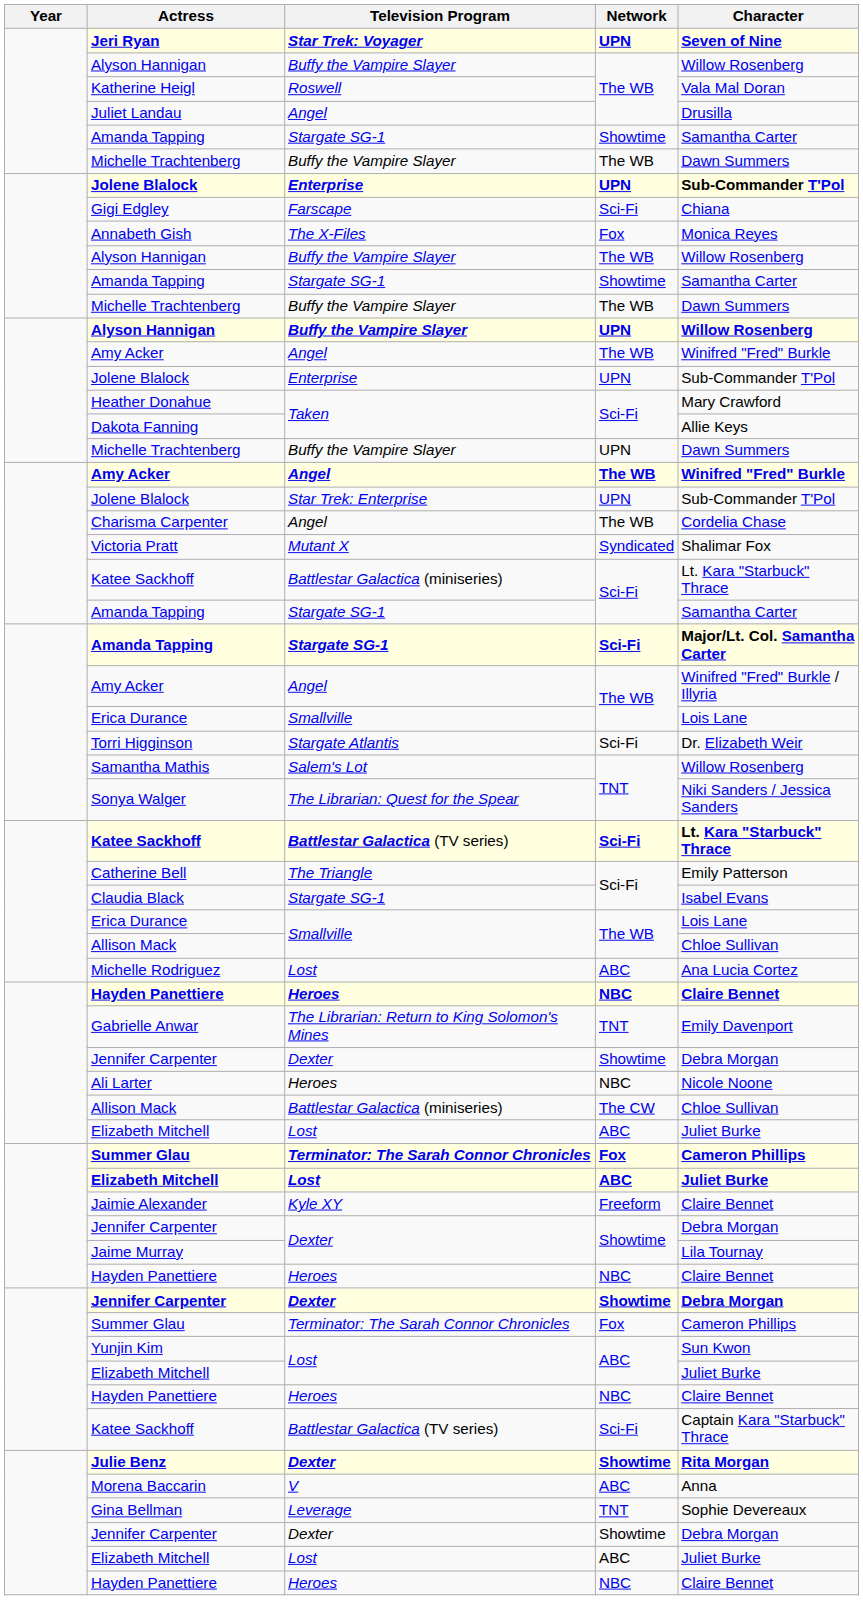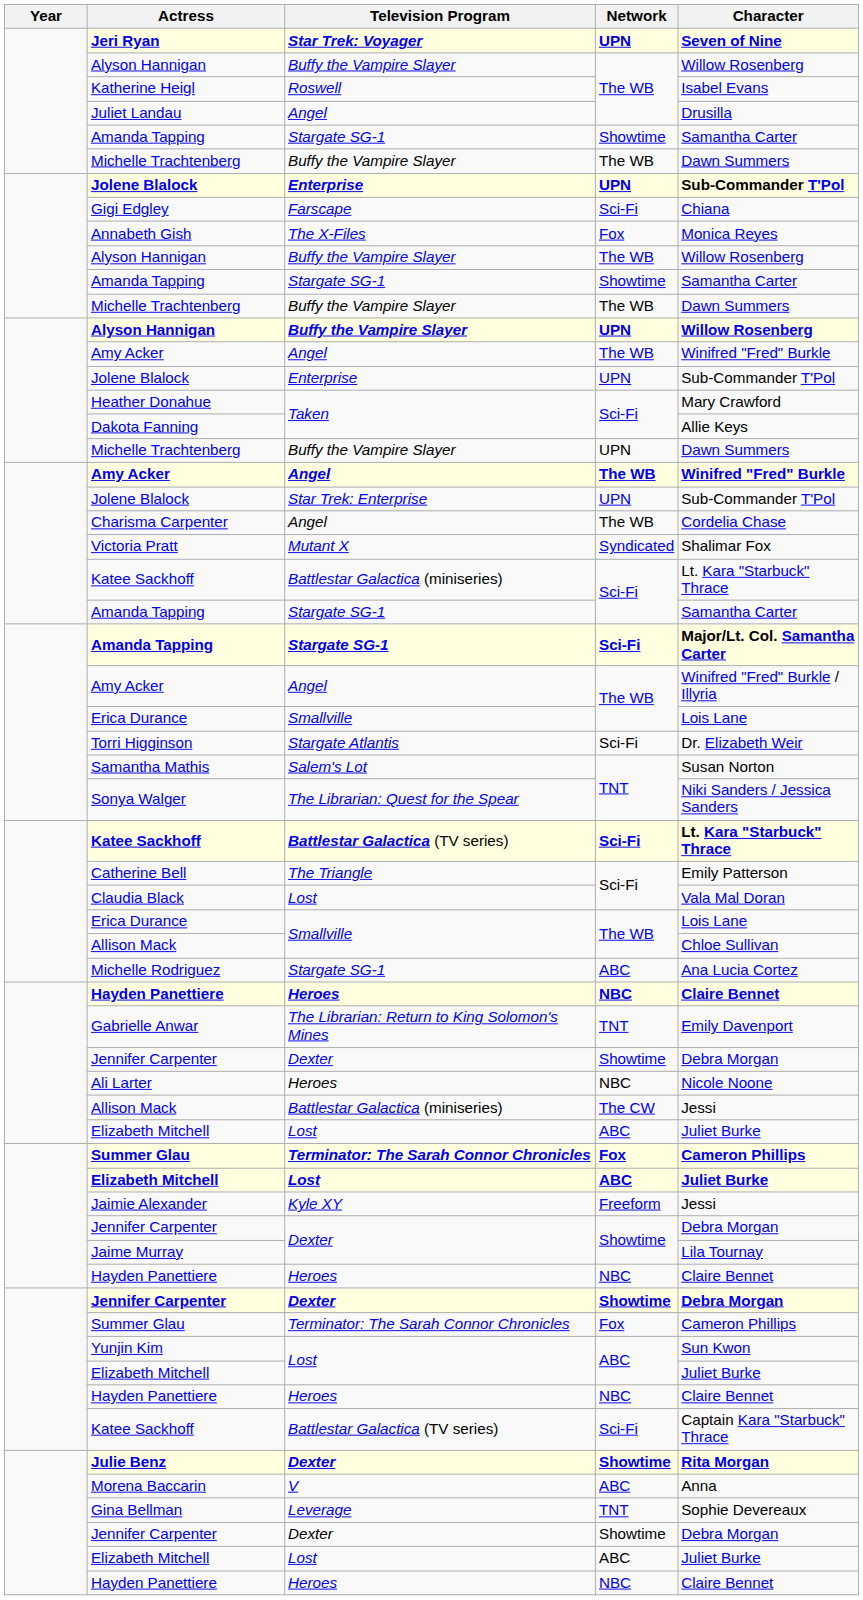(733, 88) Vala Mal Doran -> (725, 88) Isabel Evans
(742, 766) Willow Rosenberg -> (728, 766) Susan Norton
(337, 897) Stargate SG-1 -> (302, 897) Lost
(725, 897) Isabel Evans -> (733, 897) Vala Mal Doran
(302, 969) Lost -> (337, 969) Stargate SG-1
(730, 1107) Chloe Sullivan -> (699, 1107) Jessi
(727, 1203) Claire Bennet -> (699, 1203) Jessi
